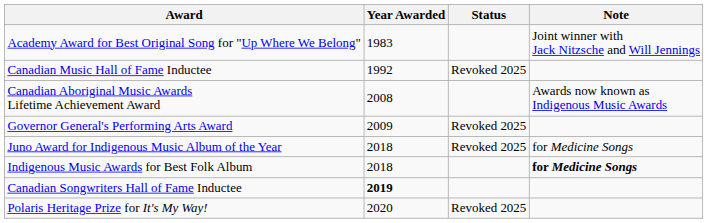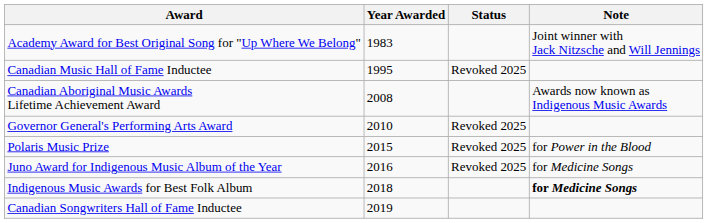(380, 70) 1992 -> (380, 70) 1995
(380, 126) 2009 -> (380, 126) 2010
+ row: (58, 146)
(380, 146) 2018 -> (380, 167) 2016
(380, 187) bold -> (380, 208) normal
- row: (108, 208)
